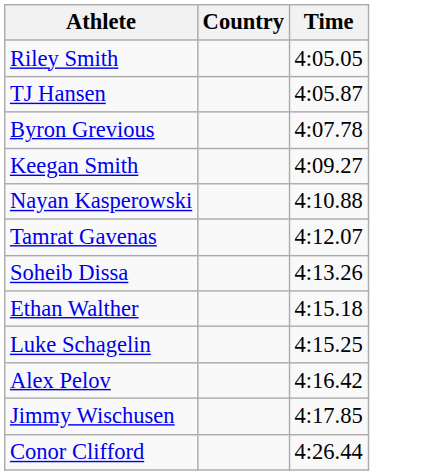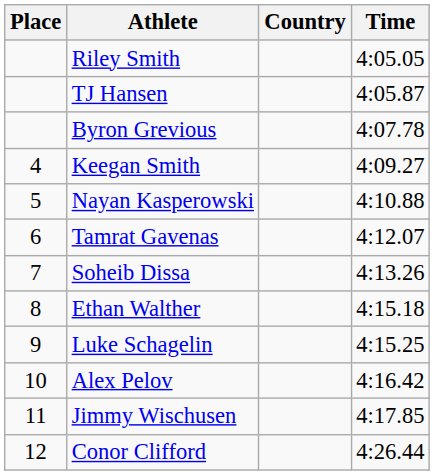+ column: (36, 22)
